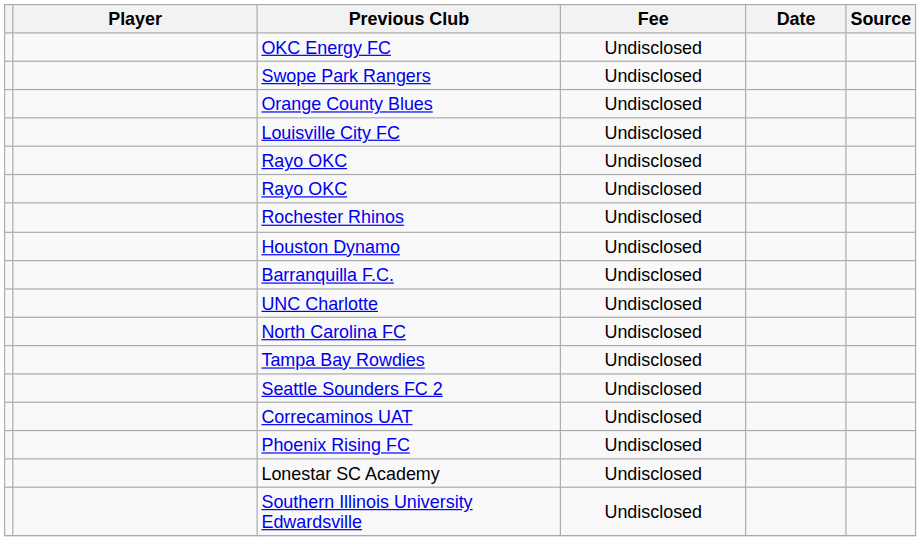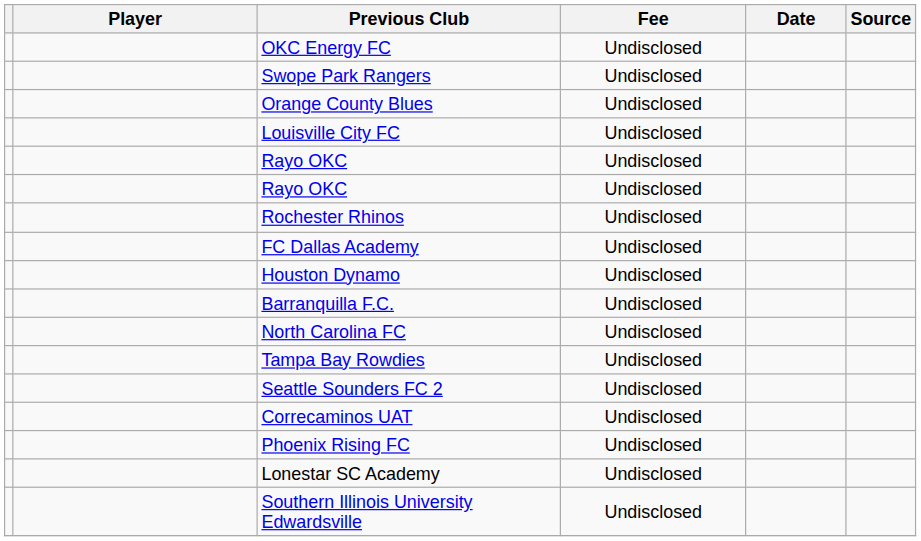+ row: (9, 246)
- row: (9, 303)
